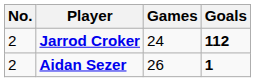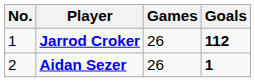(12, 40) 2 -> (12, 40) 1
(155, 40) 24 -> (155, 40) 26
